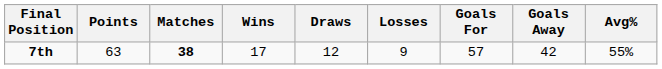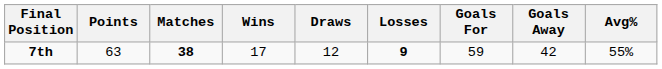(403, 53) normal -> (403, 53) bold
(476, 53) 57 -> (476, 53) 59
